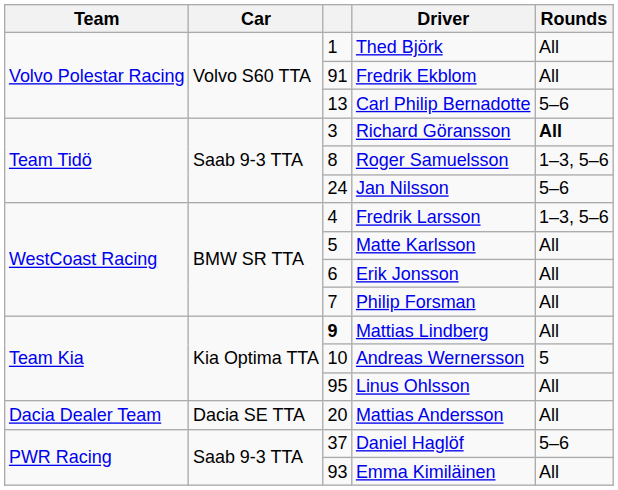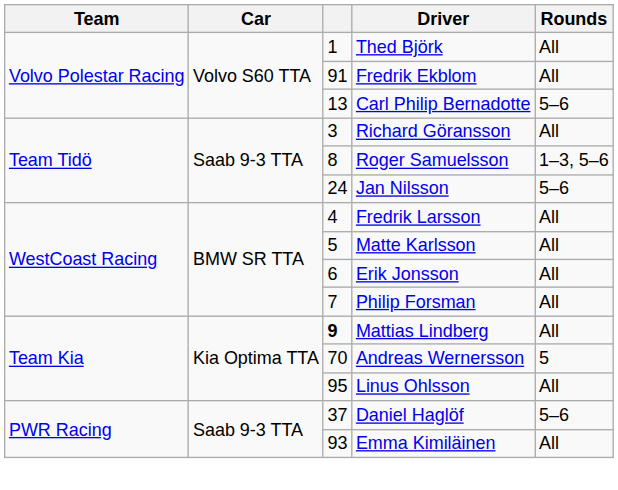(550, 132) bold -> (549, 132) normal
(574, 216) 1–3, 5–6 -> (549, 216) All
(337, 358) 10 -> (337, 358) 70
- row: (430, 415)
